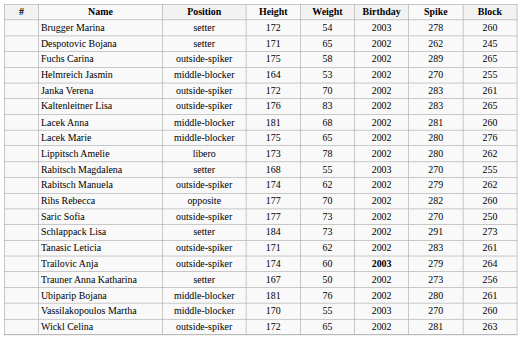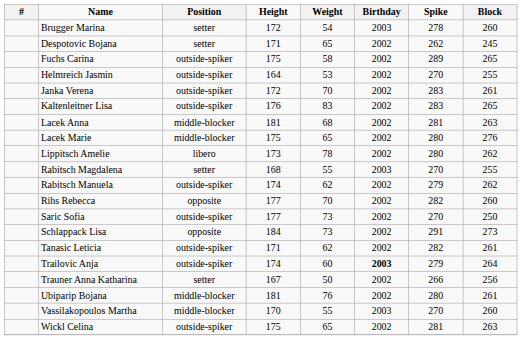(204, 75) middle-blocker -> (204, 75) outside-spiker
(490, 122) 260 -> (490, 122) 263
(204, 232) setter -> (204, 232) opposite
(436, 248) 283 -> (436, 248) 282
(436, 279) 273 -> (436, 279) 266
(273, 327) 172 -> (273, 327) 175
